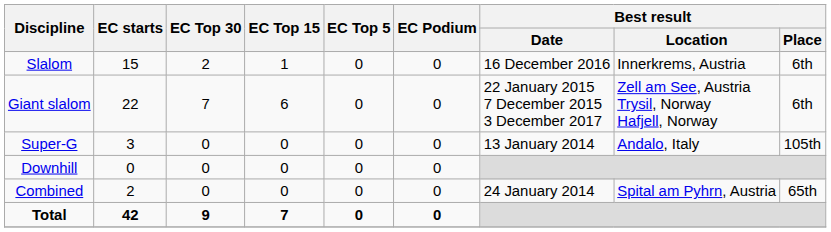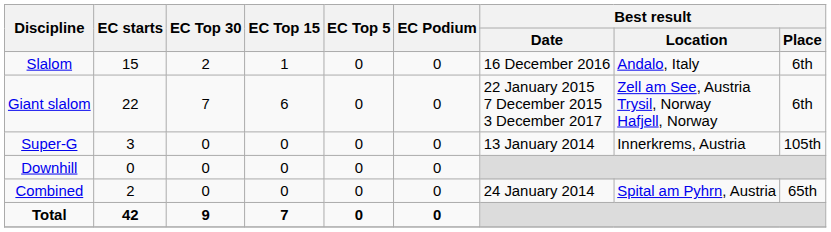(681, 64) Innerkrems, Austria -> (658, 64) Andalo, Italy
(658, 144) Andalo, Italy -> (681, 144) Innerkrems, Austria
